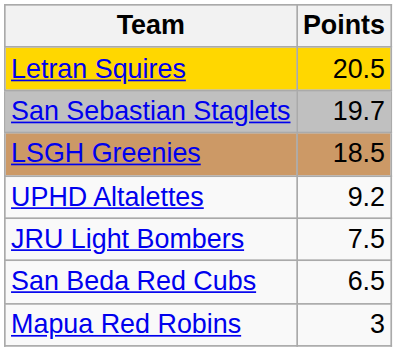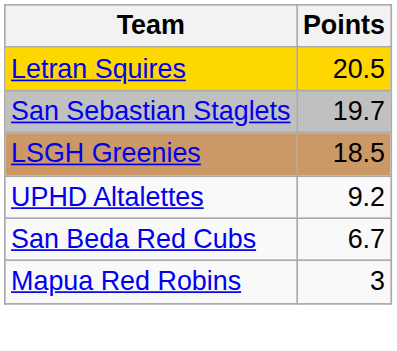- row: (128, 238)
(366, 281) 6.5 -> (366, 238) 6.7
